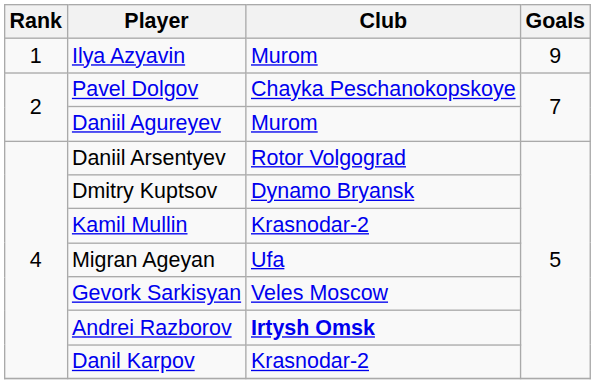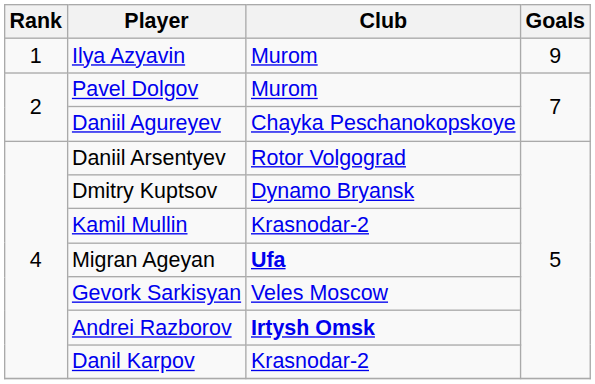(383, 89) Chayka Peschanokopskoye -> (284, 89) Murom
(284, 123) Murom -> (383, 123) Chayka Peschanokopskoye
(268, 259) normal -> (268, 259) bold
